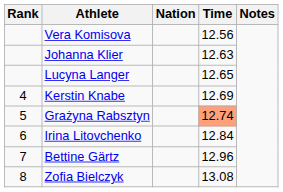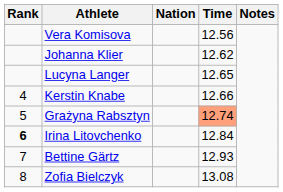(217, 55) 12.63 -> (217, 55) 12.62
(217, 95) 12.69 -> (217, 95) 12.66
(23, 136) normal -> (23, 136) bold
(217, 156) 12.96 -> (217, 156) 12.93
